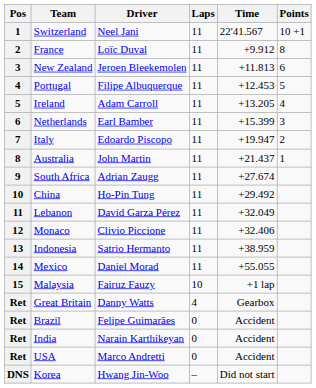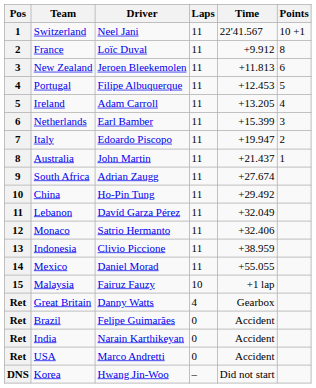(131, 230) Clivio Piccione -> (134, 230) Satrio Hermanto
(134, 248) Satrio Hermanto -> (131, 248) Clivio Piccione
